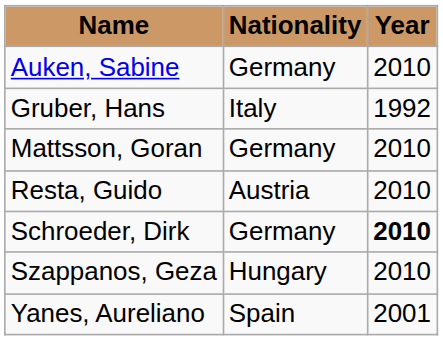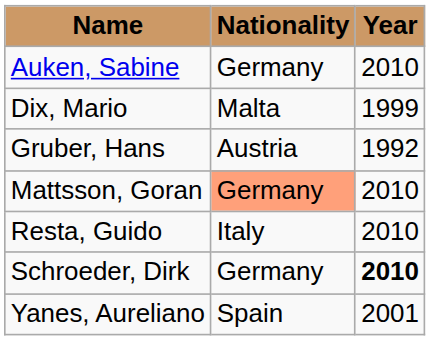+ row: (69, 108)
(253, 108) Italy -> (257, 149) Austria
(282, 149) no background -> (270, 190) lightsalmon background
(269, 190) Austria -> (241, 231) Italy
- row: (114, 272)
